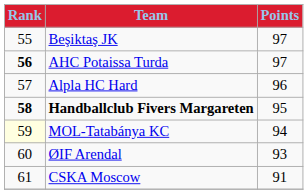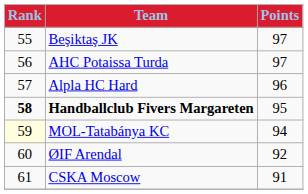(25, 62) bold -> (25, 62) normal
(280, 154) 93 -> (280, 154) 92
